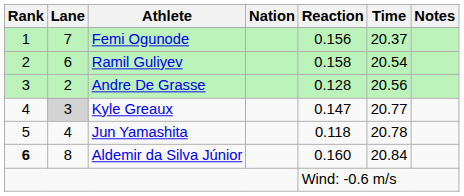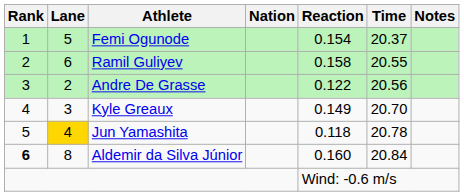(68, 39) 7 -> (68, 39) 5
(333, 39) 0.156 -> (333, 39) 0.154
(389, 62) 20.54 -> (389, 62) 20.55
(333, 86) 0.128 -> (333, 86) 0.122
(68, 109) lightgrey background -> (68, 109) no background
(333, 109) 0.147 -> (333, 109) 0.149
(389, 109) 20.77 -> (389, 109) 20.70
(68, 132) no background -> (68, 132) gold background
